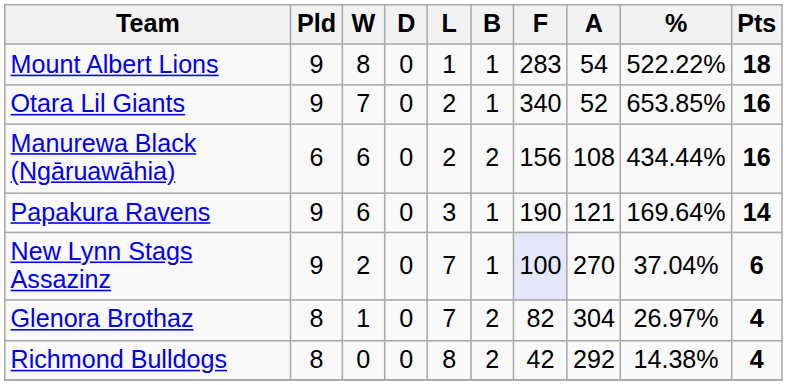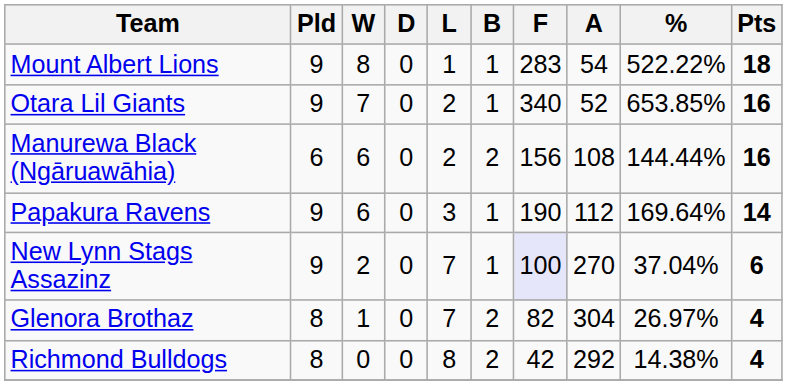(676, 158) 434.44% -> (676, 158) 144.44%
(594, 212) 121 -> (594, 212) 112
